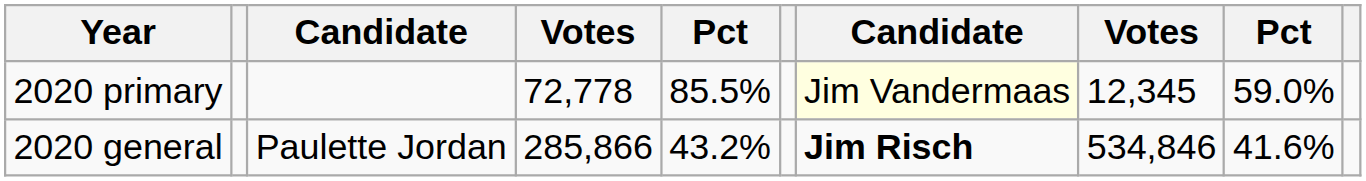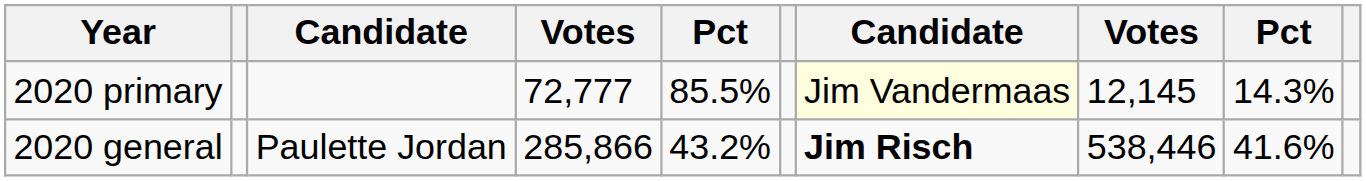(578, 89) 72,778 -> (578, 89) 72,777
(1142, 89) 12,345 -> (1142, 89) 12,145
(1284, 89) 59.0% -> (1284, 89) 14.3%
(1152, 146) 534,846 -> (1152, 146) 538,446
